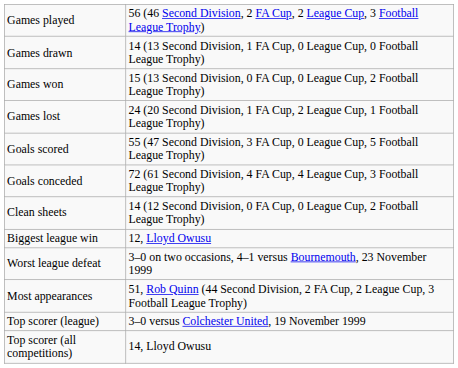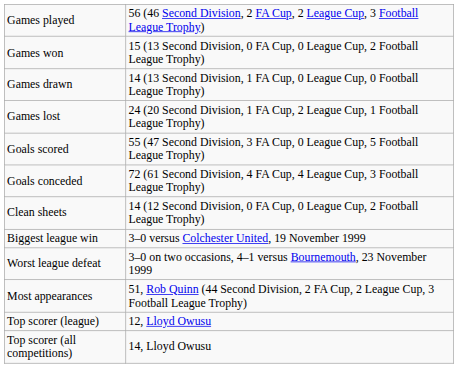rows swapped: (35, 84) <-> (40, 52)
(170, 238) 12, Lloyd Owusu -> (247, 238) 3–0 versus Colchester United, 19 November 1999
(247, 321) 3–0 versus Colchester United, 19 November 1999 -> (170, 321) 12, Lloyd Owusu
